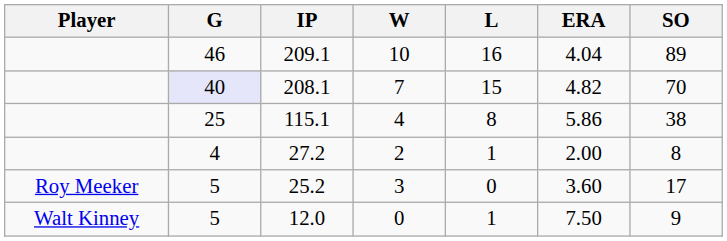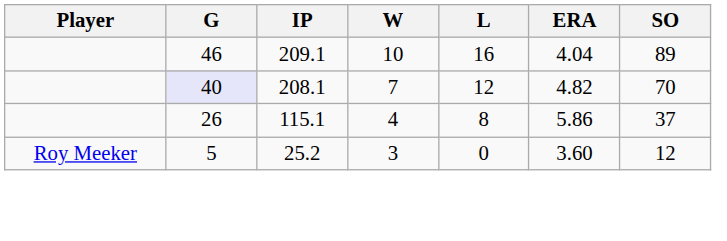(491, 86) 15 -> (484, 86) 12
(215, 119) 25 -> (211, 119) 26
(676, 119) 38 -> (665, 119) 37
- row: (307, 152)
(676, 185) 17 -> (665, 152) 12
- row: (307, 218)
